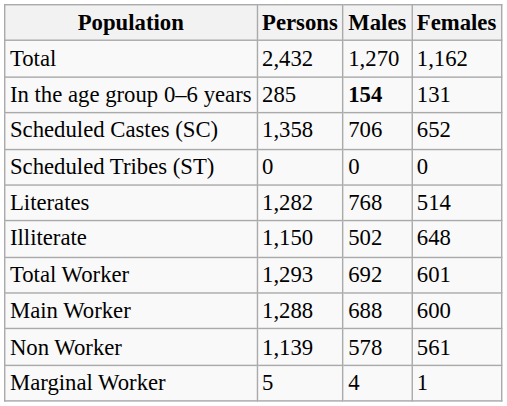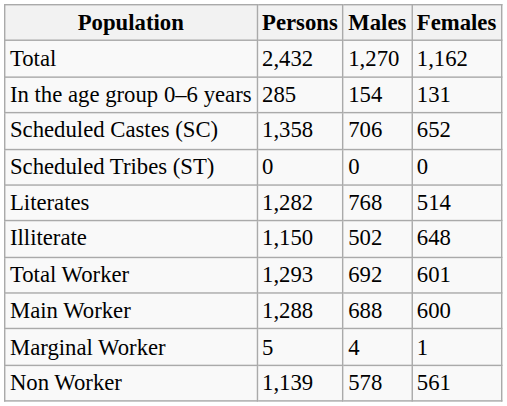(365, 94) bold -> (365, 94) normal
rows swapped: (88, 382) <-> (66, 346)
